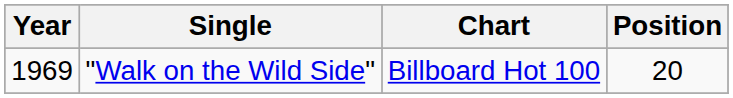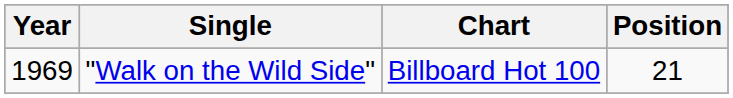(667, 70) 20 -> (667, 70) 21
